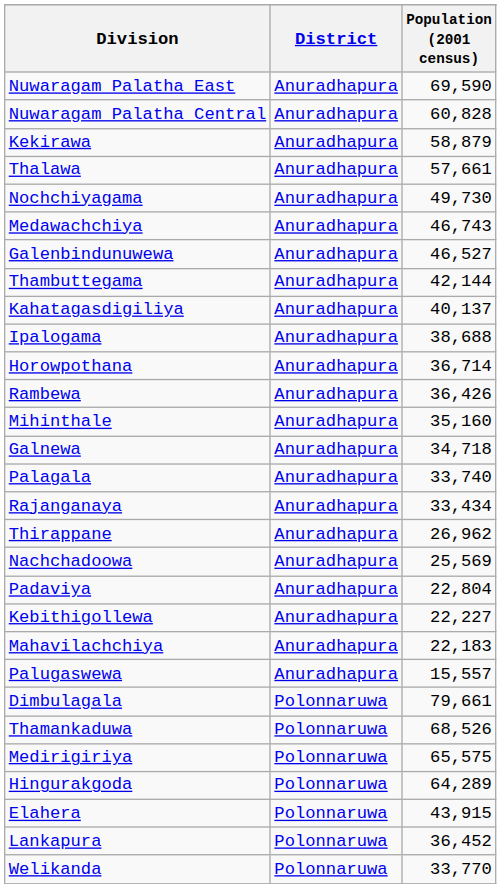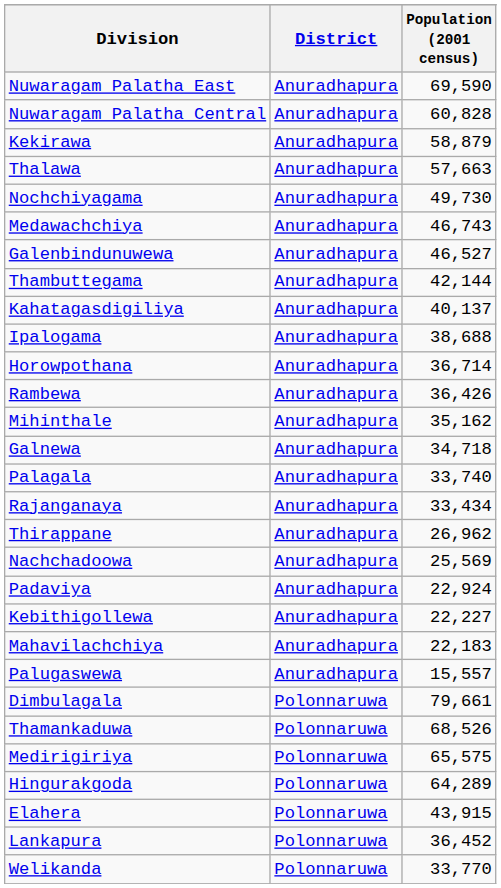(461, 170) 57,661 -> (461, 170) 57,663
(461, 422) 35,160 -> (461, 422) 35,162
(461, 590) 22,804 -> (461, 590) 22,924
